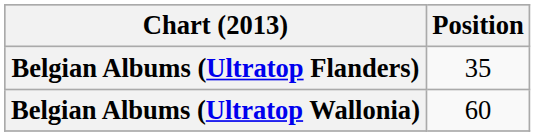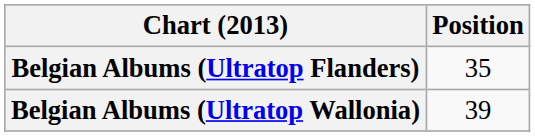(478, 109) 60 -> (478, 109) 39
